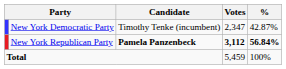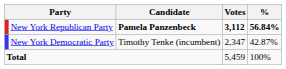rows swapped: (62, 27) <-> (62, 42)
